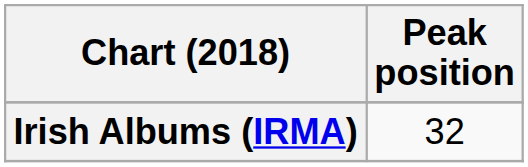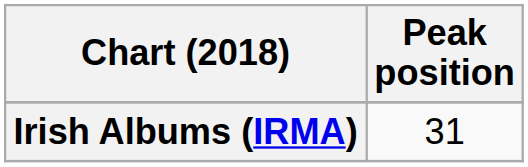(445, 131) 32 -> (445, 131) 31
